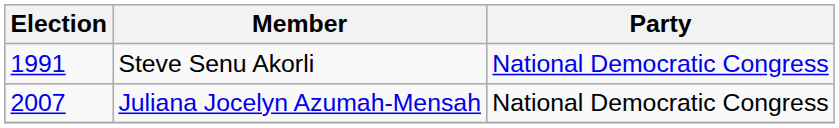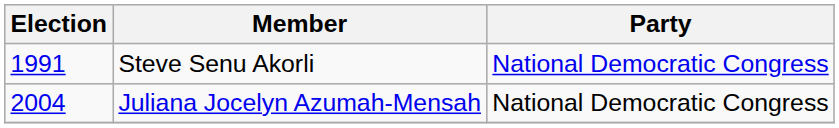(38, 102) 2007 -> (38, 102) 2004
